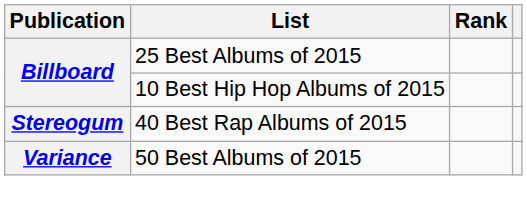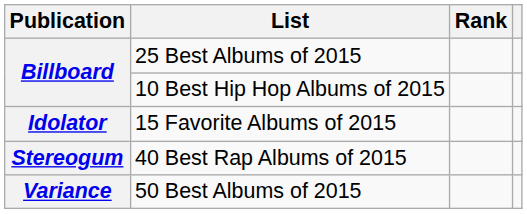+ row: (266, 123)
